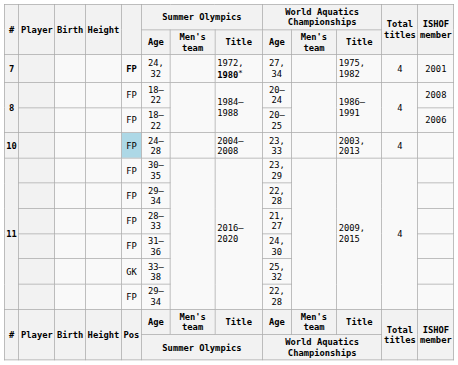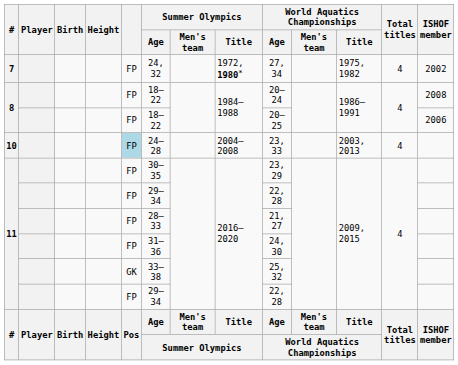(131, 68) bold -> (131, 68) normal
(436, 68) 2001 -> (436, 68) 2002
